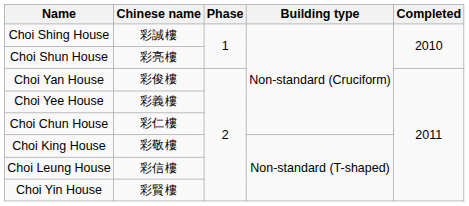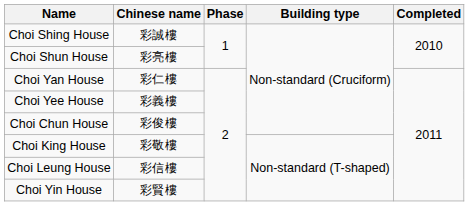(159, 79) 彩俊樓 -> (159, 79) 彩仁樓
(159, 123) 彩仁樓 -> (159, 123) 彩俊樓
